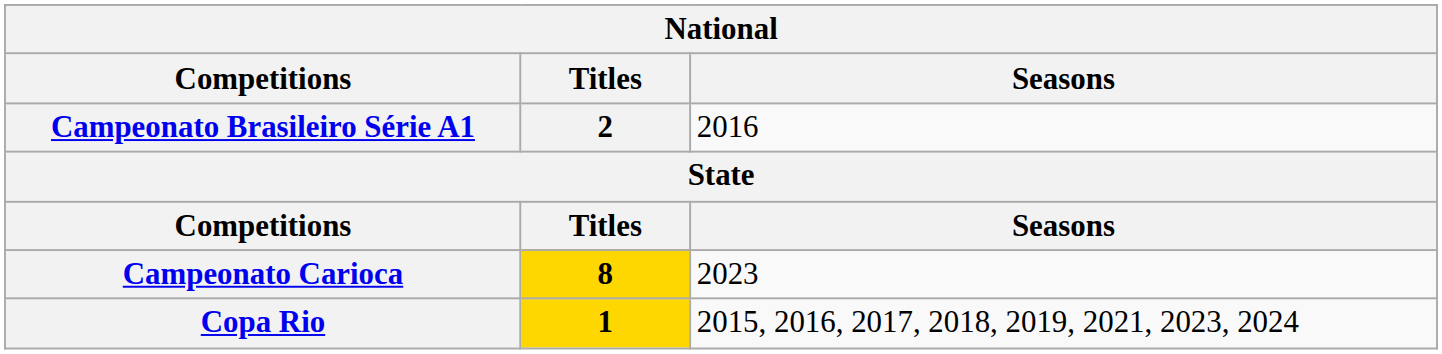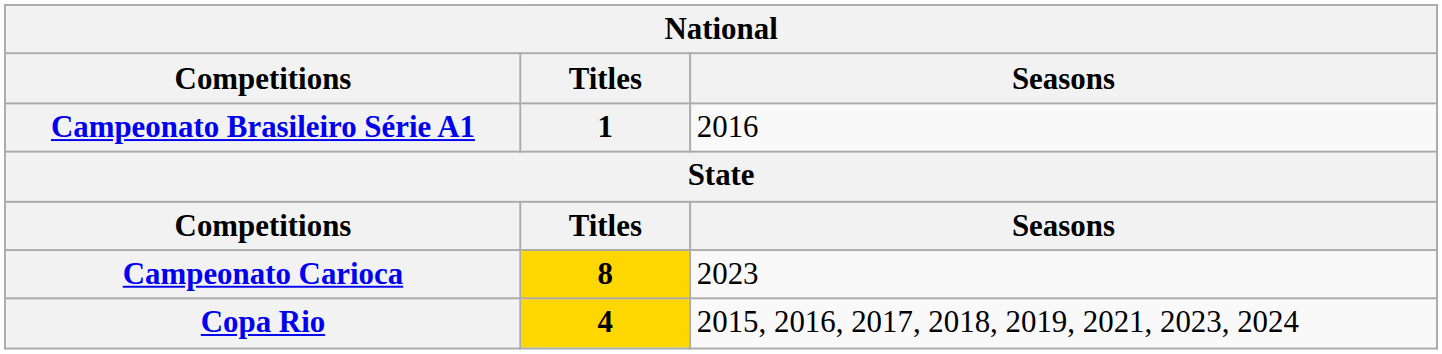(605, 126) 2 -> (605, 126) 1
(605, 322) 1 -> (605, 322) 4
